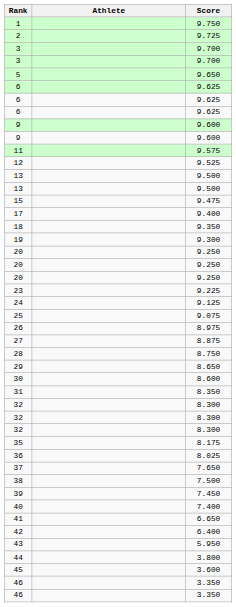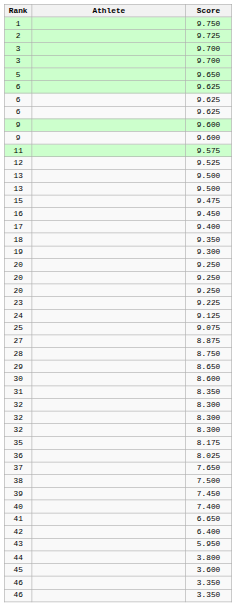+ row: (18, 214)
- row: (18, 328)
